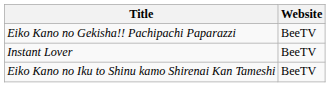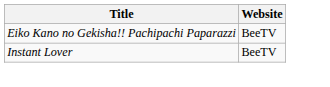- row: (141, 71)
